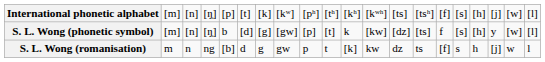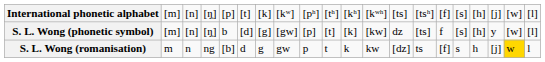(347, 31) k -> (350, 31) [k]
(401, 31) [dz] -> (398, 31) dz
(350, 48) [k] -> (347, 48) k
(398, 48) dz -> (401, 48) [dz]
(510, 48) no background -> (510, 48) gold background
